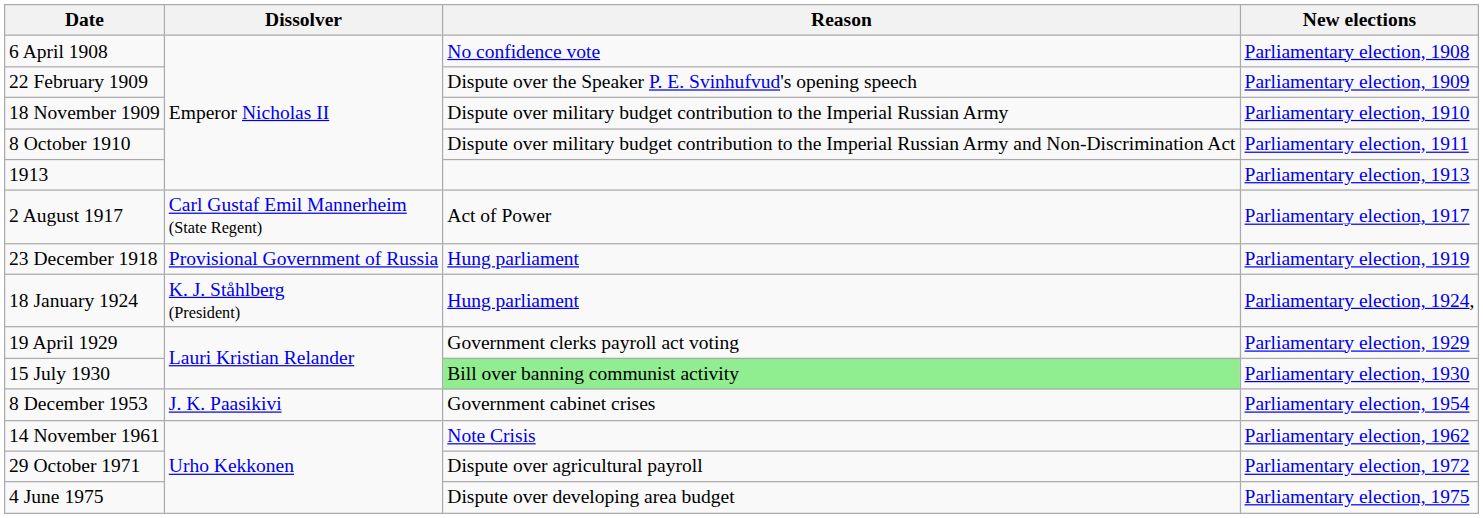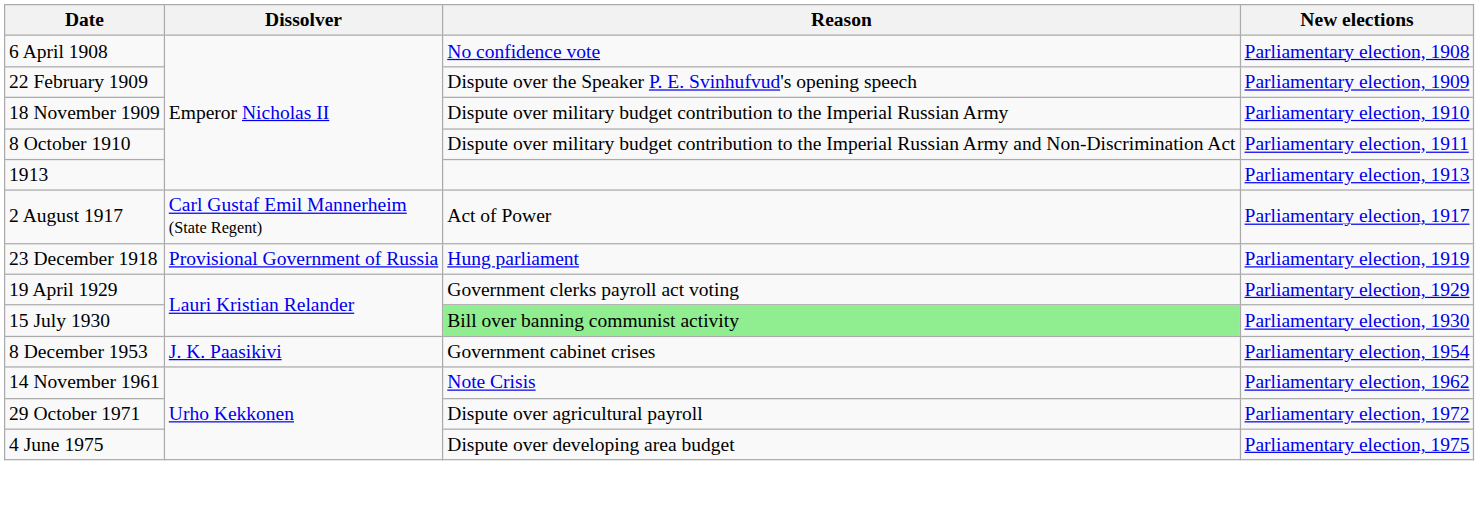- row: (74, 300)
